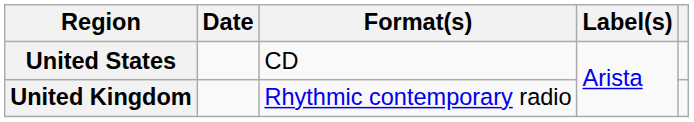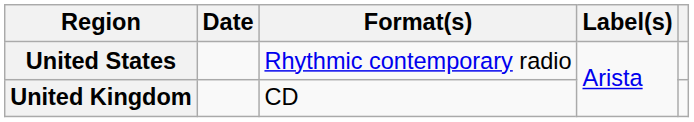(281, 60) CD -> (418, 60) Rhythmic contemporary radio
(418, 97) Rhythmic contemporary radio -> (281, 97) CD
